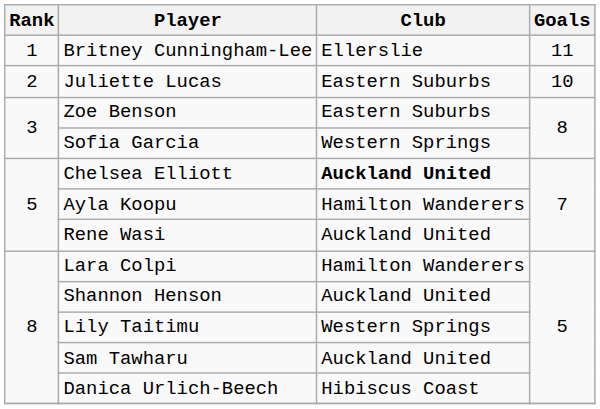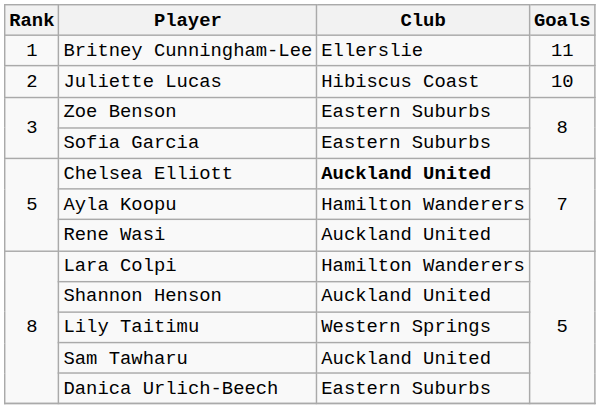(406, 82) Eastern Suburbs -> (400, 82) Hibiscus Coast
(406, 143) Western Springs -> (406, 143) Eastern Suburbs
(400, 389) Hibiscus Coast -> (406, 389) Eastern Suburbs
